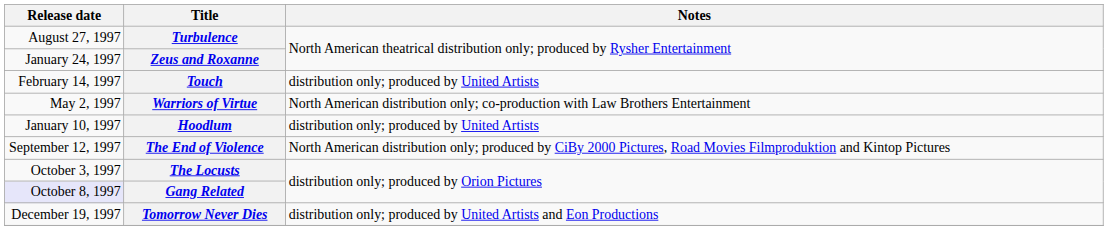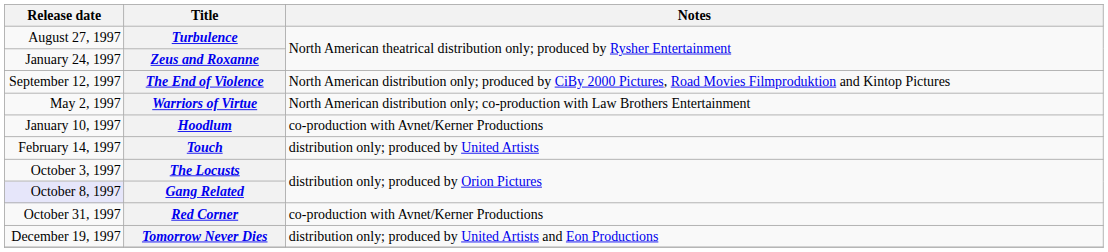rows swapped: (205, 81) <-> (205, 147)
(414, 125) distribution only; produced by United Artists -> (416, 125) co-production with Avnet/Kerner Productions
+ row: (205, 214)
